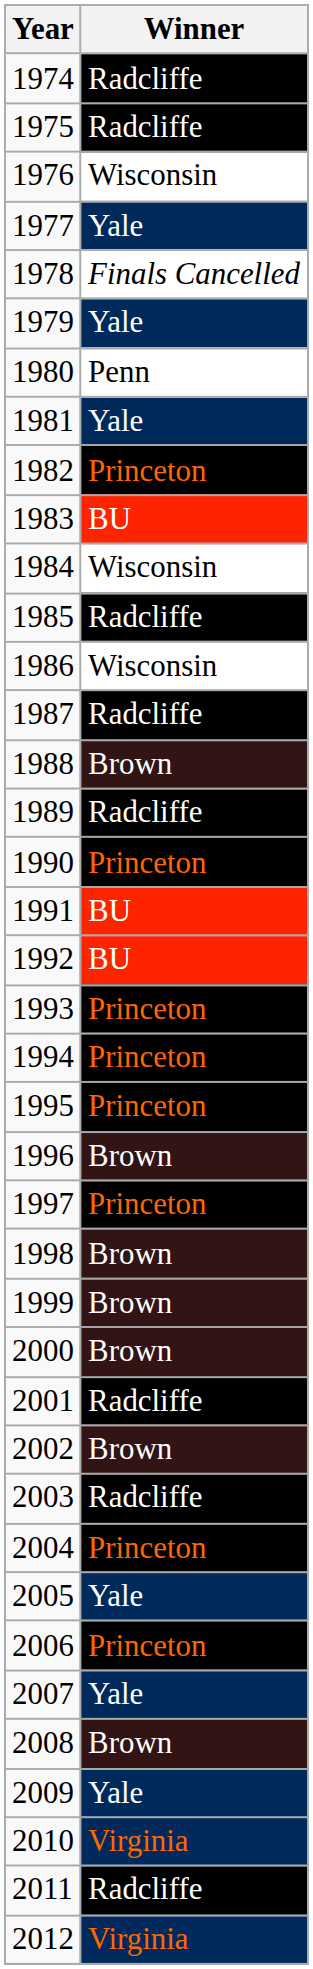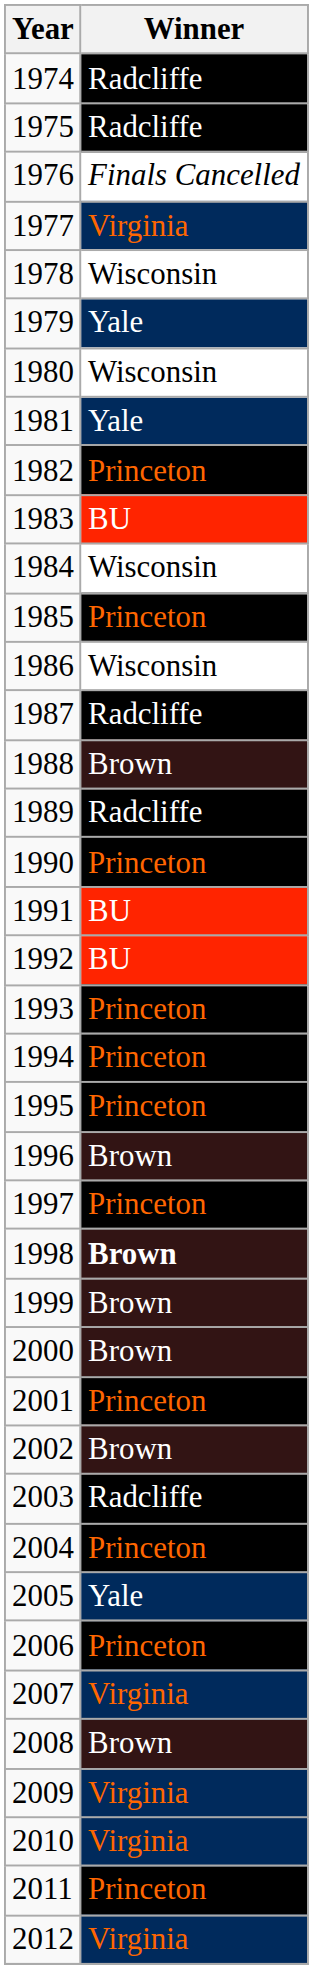(153, 175) Wisconsin -> (194, 175) Finals Cancelled
(116, 224) Yale -> (138, 224) Virginia
(194, 273) Finals Cancelled -> (153, 273) Wisconsin
(119, 371) Penn -> (153, 371) Wisconsin
(145, 616) Radcliffe -> (147, 616) Princeton
(130, 1253) normal -> (132, 1253) bold
(145, 1400) Radcliffe -> (147, 1400) Princeton
(116, 1694) Yale -> (138, 1694) Virginia
(116, 1792) Yale -> (138, 1792) Virginia
(145, 1889) Radcliffe -> (147, 1889) Princeton
